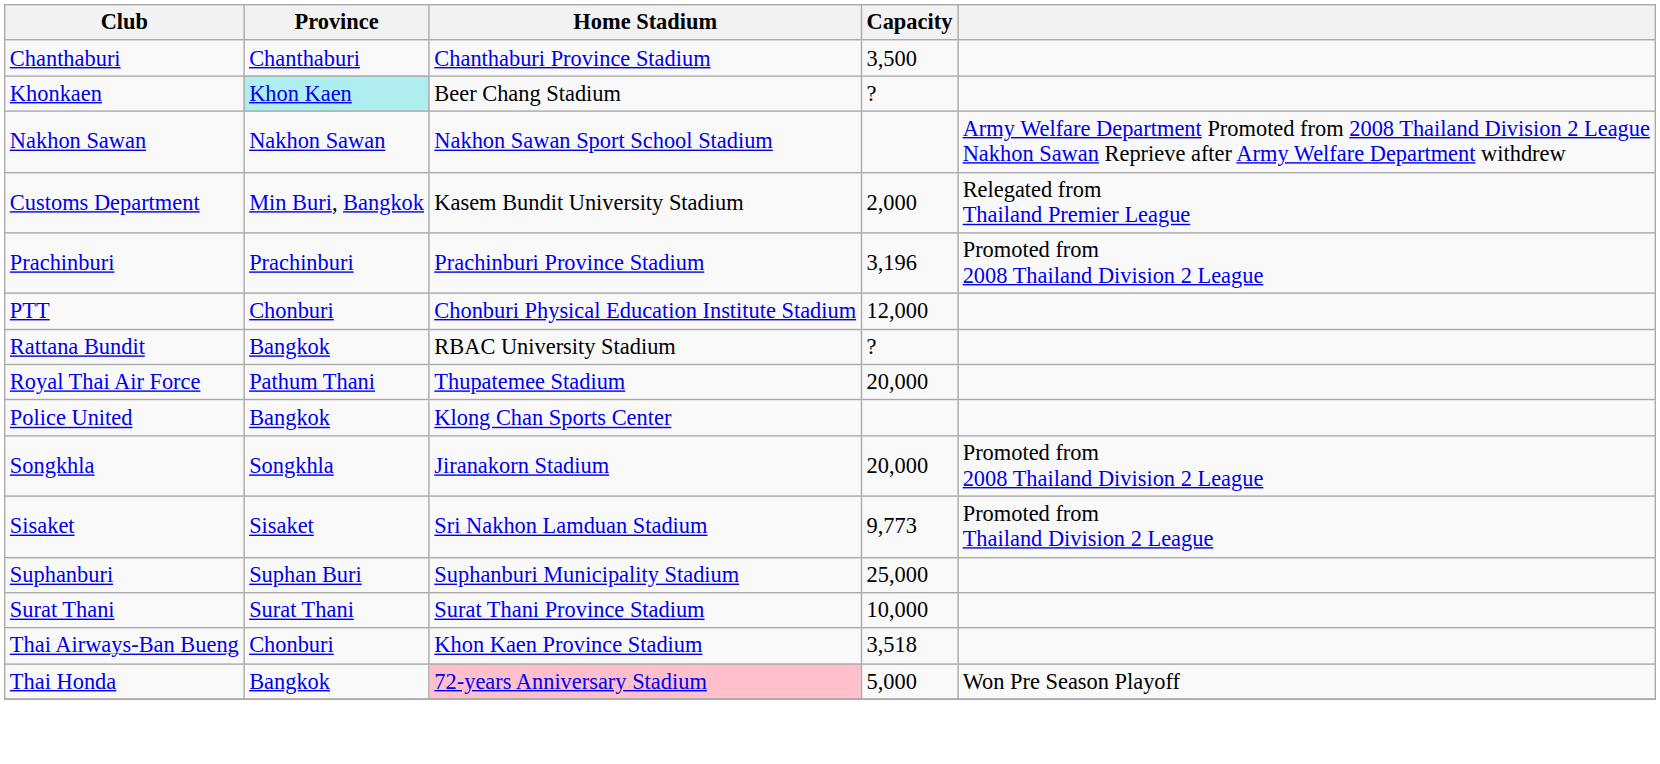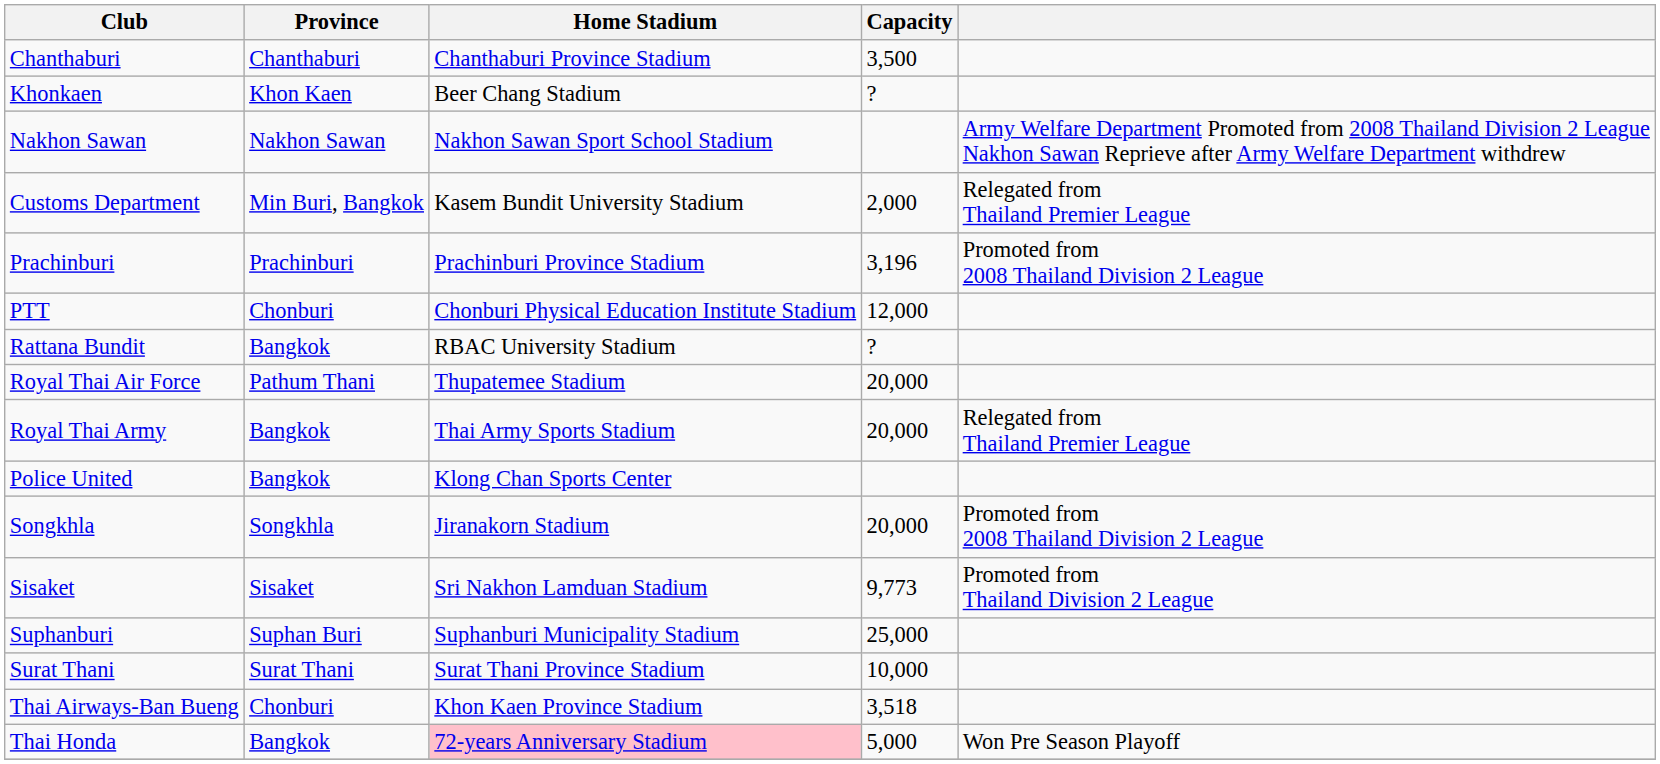(300, 93) paleturquoise background -> (300, 93) no background
+ row: (88, 430)
